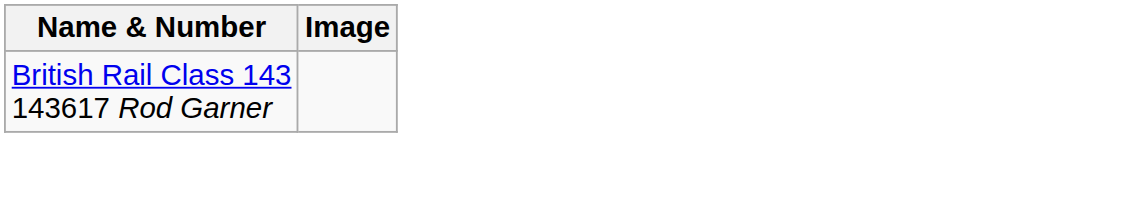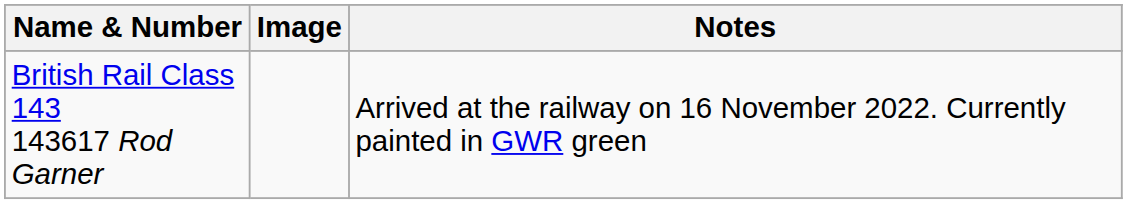+ column: (735, 27)
